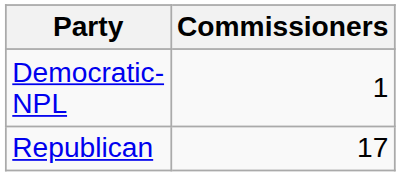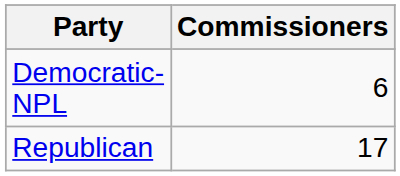(380, 87) 1 -> (380, 87) 6
